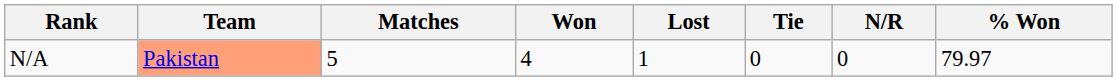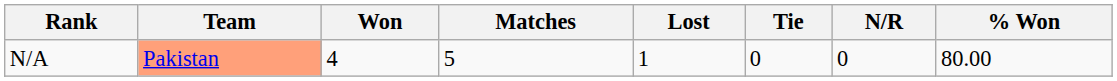columns swapped: (418, 22) <-> (574, 22)
(966, 57) 79.97 -> (966, 57) 80.00
